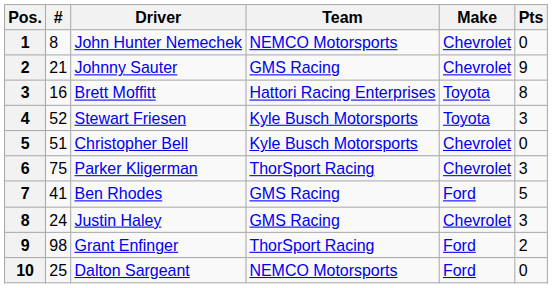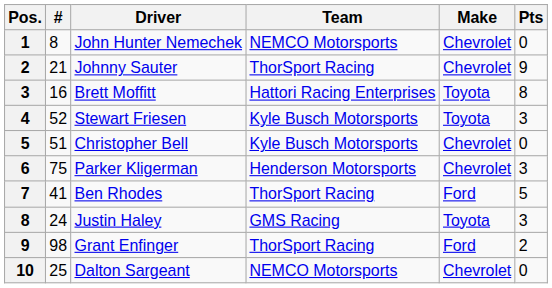(295, 68) GMS Racing -> (312, 68) ThorSport Racing
(312, 169) ThorSport Racing -> (333, 169) Henderson Motorsports
(295, 194) GMS Racing -> (312, 194) ThorSport Racing
(477, 219) Chevrolet -> (466, 219) Toyota
(459, 270) Ford -> (477, 270) Chevrolet
